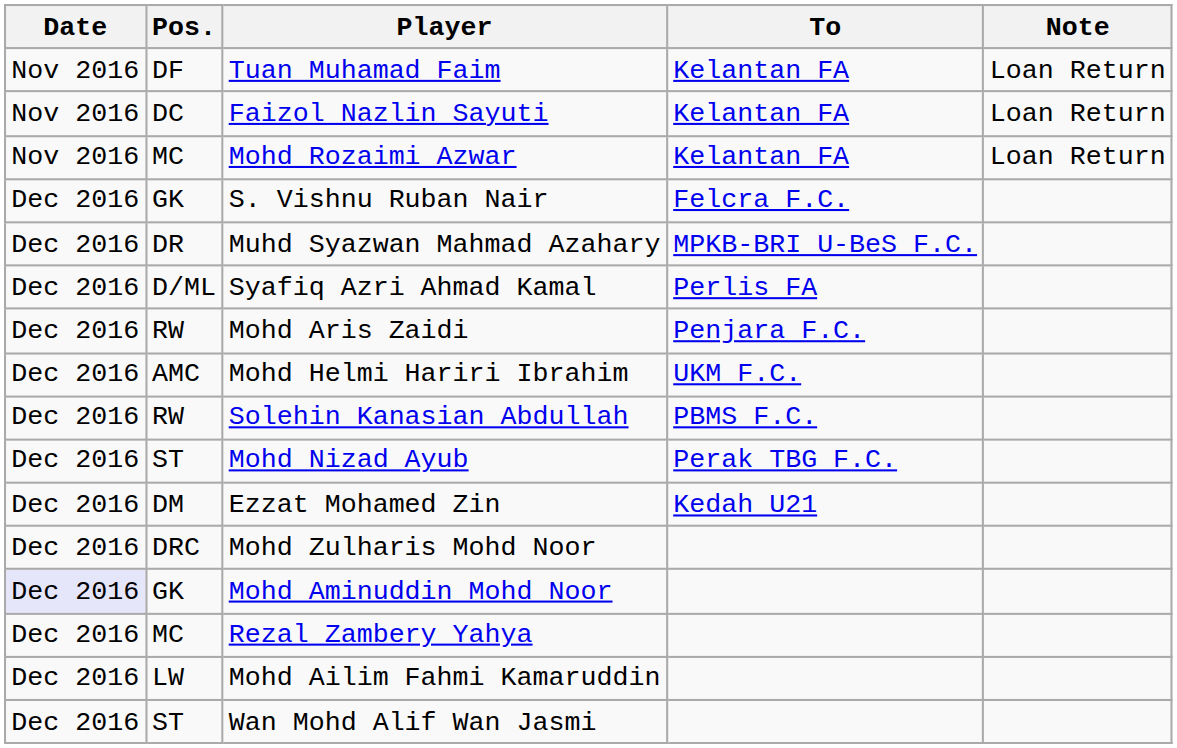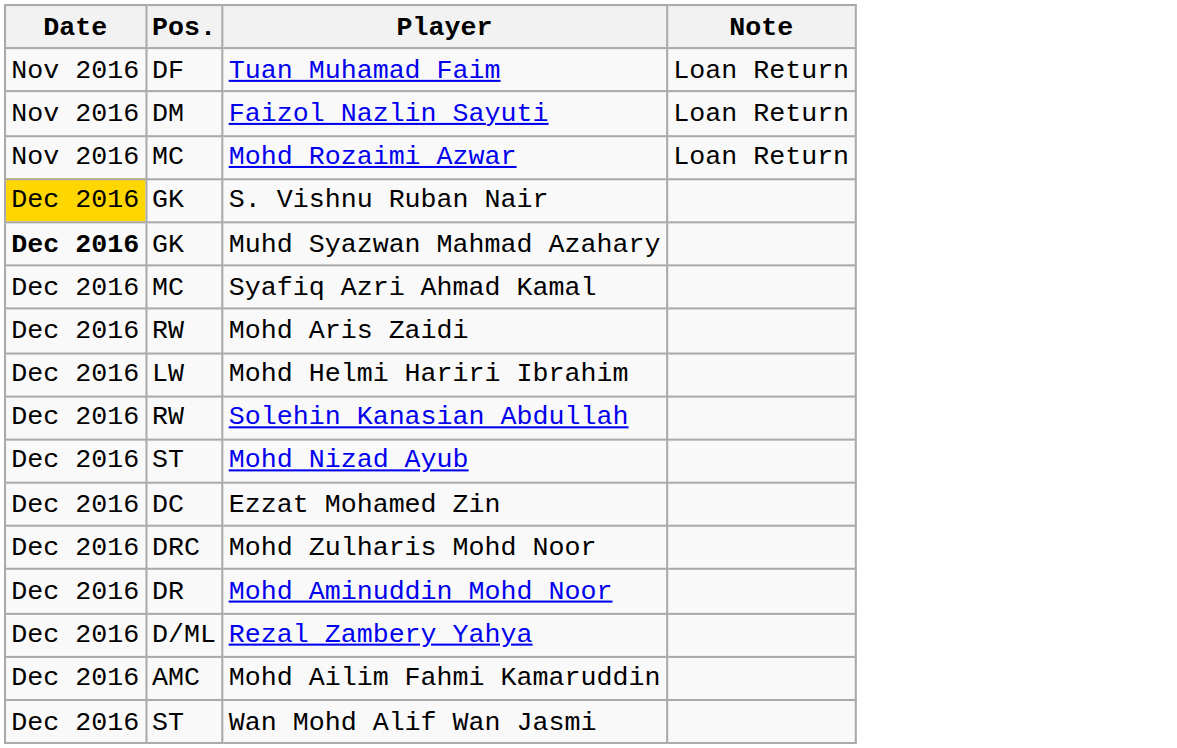- column: (825, 27)
(168, 114) DC -> (168, 114) DM
(75, 200) no background -> (75, 200) gold background
(75, 244) normal -> (75, 244) bold
(168, 244) DR -> (168, 244) GK
(184, 287) D/ML -> (168, 287) MC
(176, 374) AMC -> (168, 374) LW
(168, 505) DM -> (168, 505) DC
(75, 591) lavender background -> (75, 591) no background
(168, 591) GK -> (168, 591) DR
(168, 635) MC -> (184, 635) D/ML
(168, 678) LW -> (176, 678) AMC
